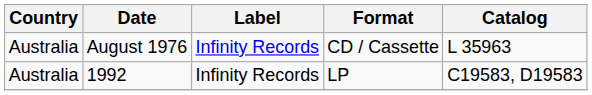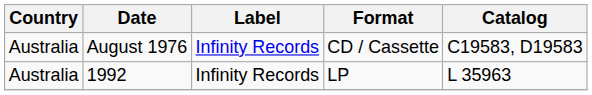(479, 47) L 35963 -> (515, 47) C19583, D19583
(515, 75) C19583, D19583 -> (479, 75) L 35963
